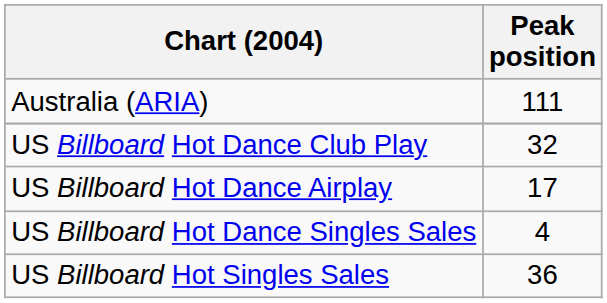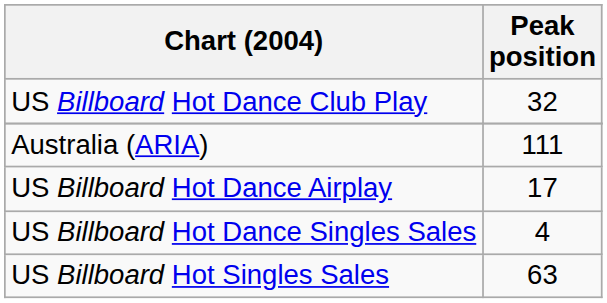rows swapped: (110, 100) <-> (219, 144)
(542, 275) 36 -> (542, 275) 63
